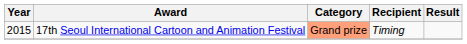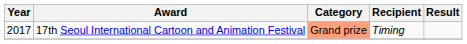(19, 30) 2015 -> (19, 30) 2017
